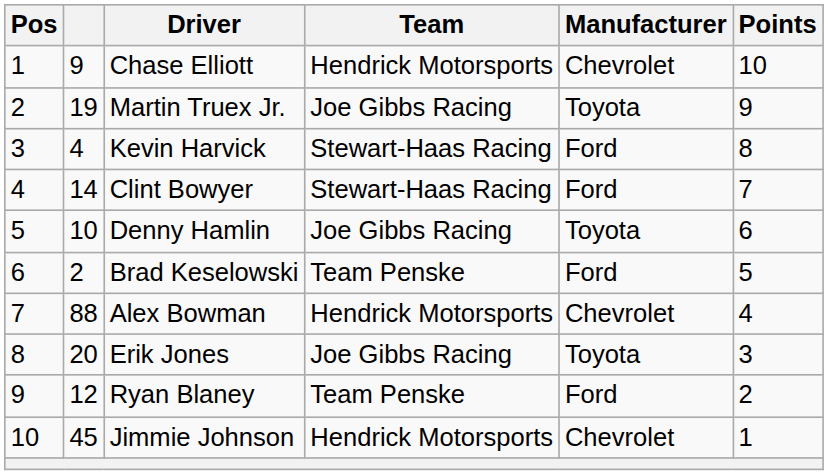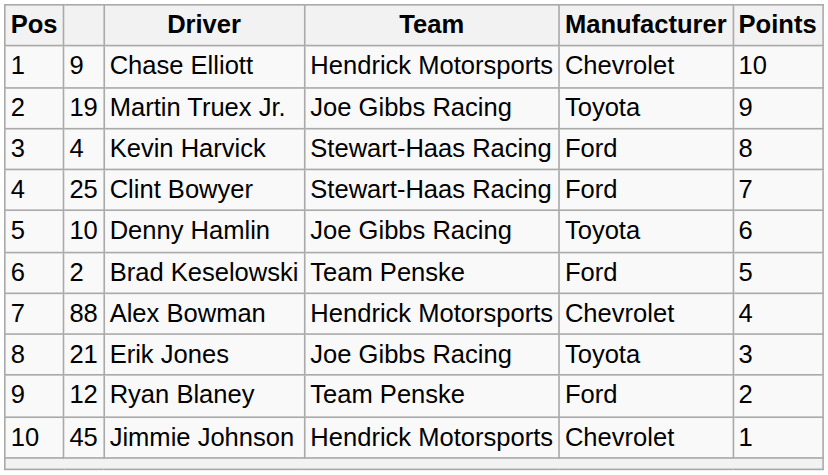(84, 189) 14 -> (84, 189) 25
(84, 354) 20 -> (84, 354) 21
